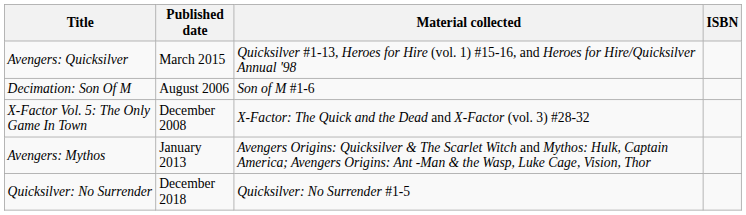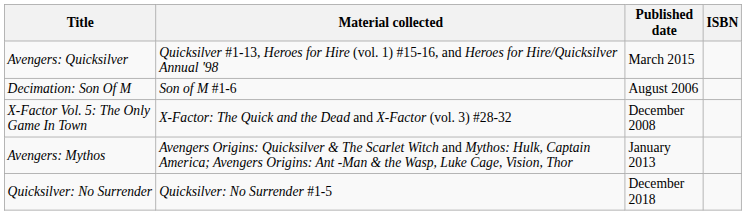columns swapped: (469, 22) <-> (195, 22)
